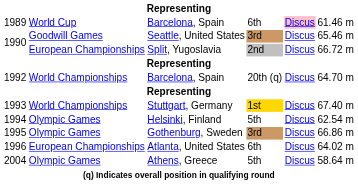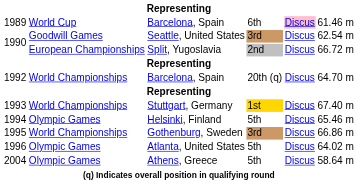(336, 36) 65.46 m -> (336, 36) 62.54 m
(336, 119) 62.54 m -> (336, 119) 65.46 m
(65, 133) Olympic Games -> (78, 133) World Championships
(87, 147) European Championships -> (65, 147) Olympic Games
(254, 147) 6th -> (254, 147) 5th
